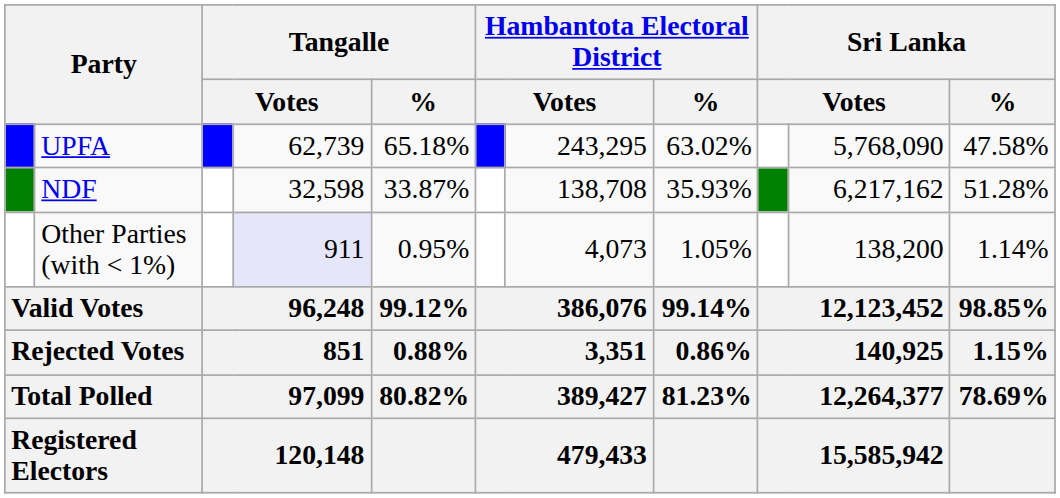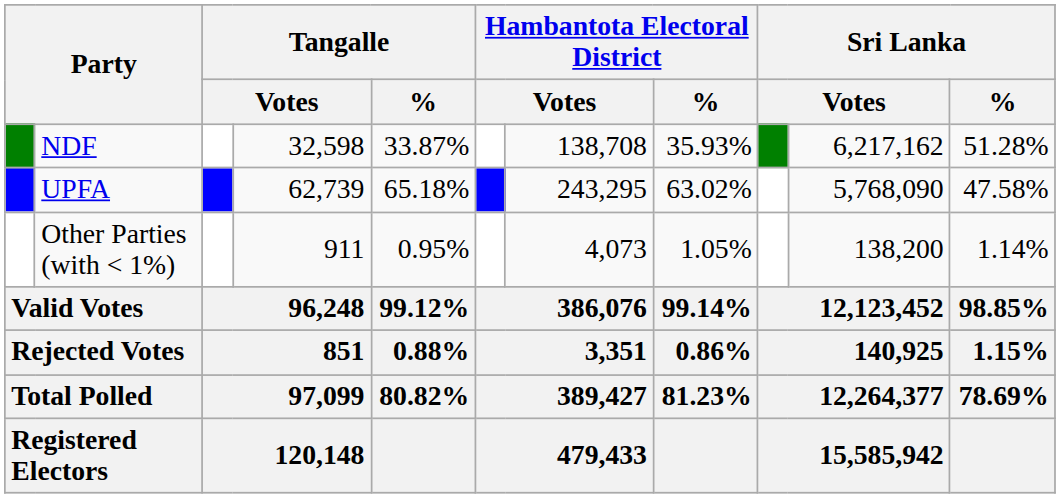rows swapped: (76, 145) <-> (69, 189)
(344, 248) lavender background -> (344, 248) no background
